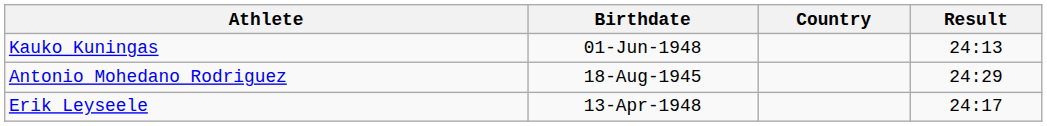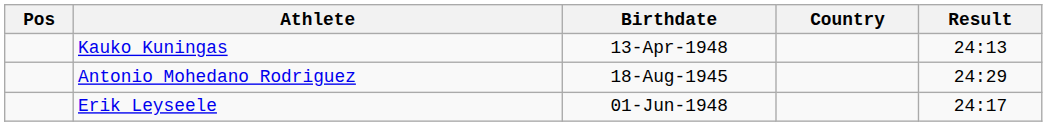+ column: (39, 19)
(643, 48) 01-Jun-1948 -> (669, 48) 13-Apr-1948
(643, 106) 13-Apr-1948 -> (669, 106) 01-Jun-1948
